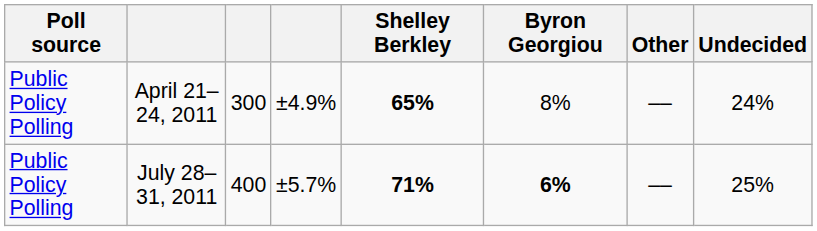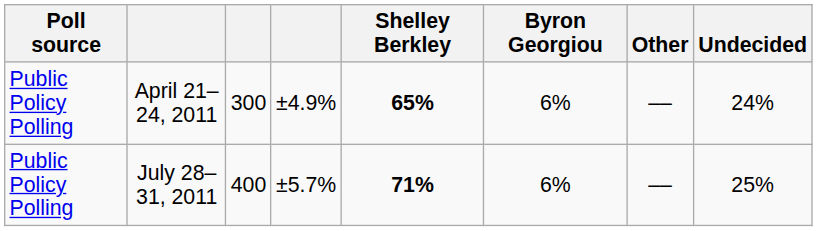(555, 103) 8% -> (555, 103) 6%
(555, 184) bold -> (555, 184) normal
